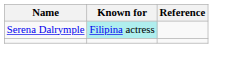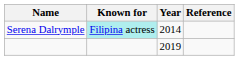+ column: (170, 13)
